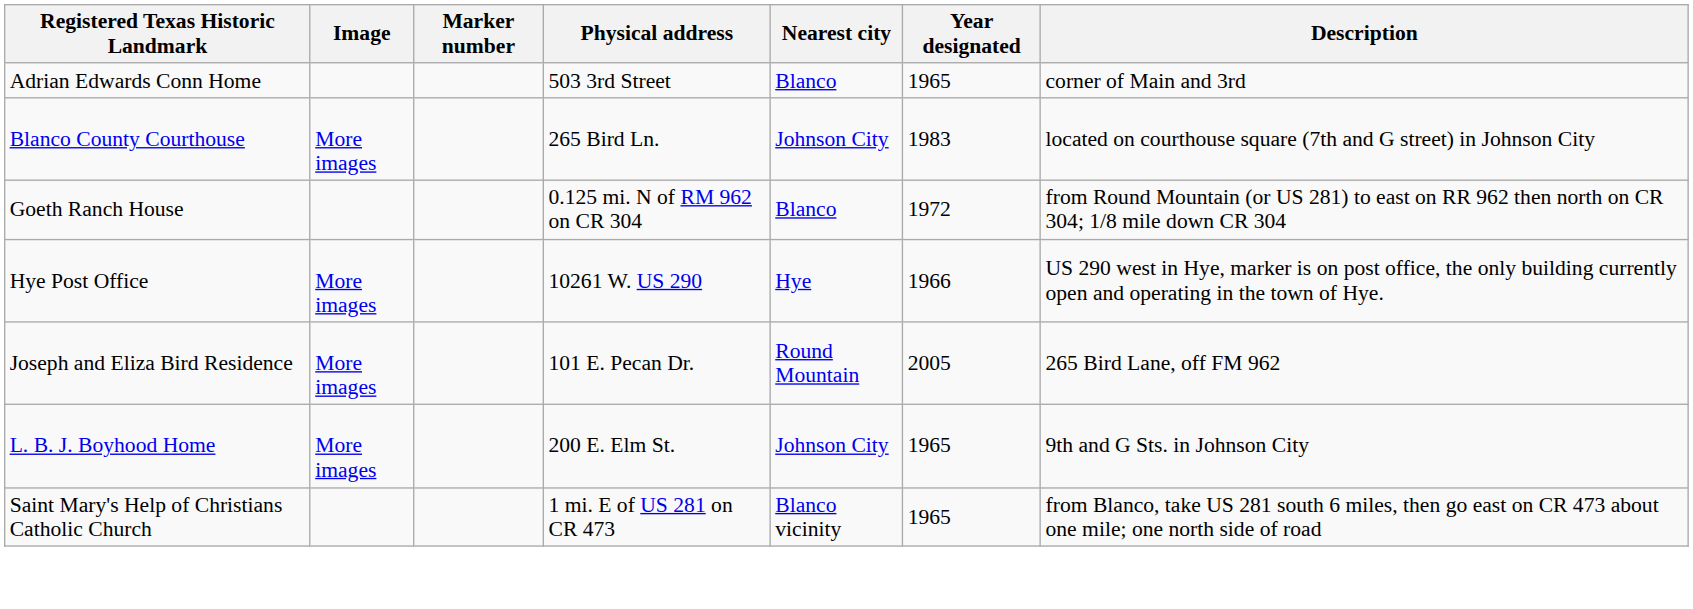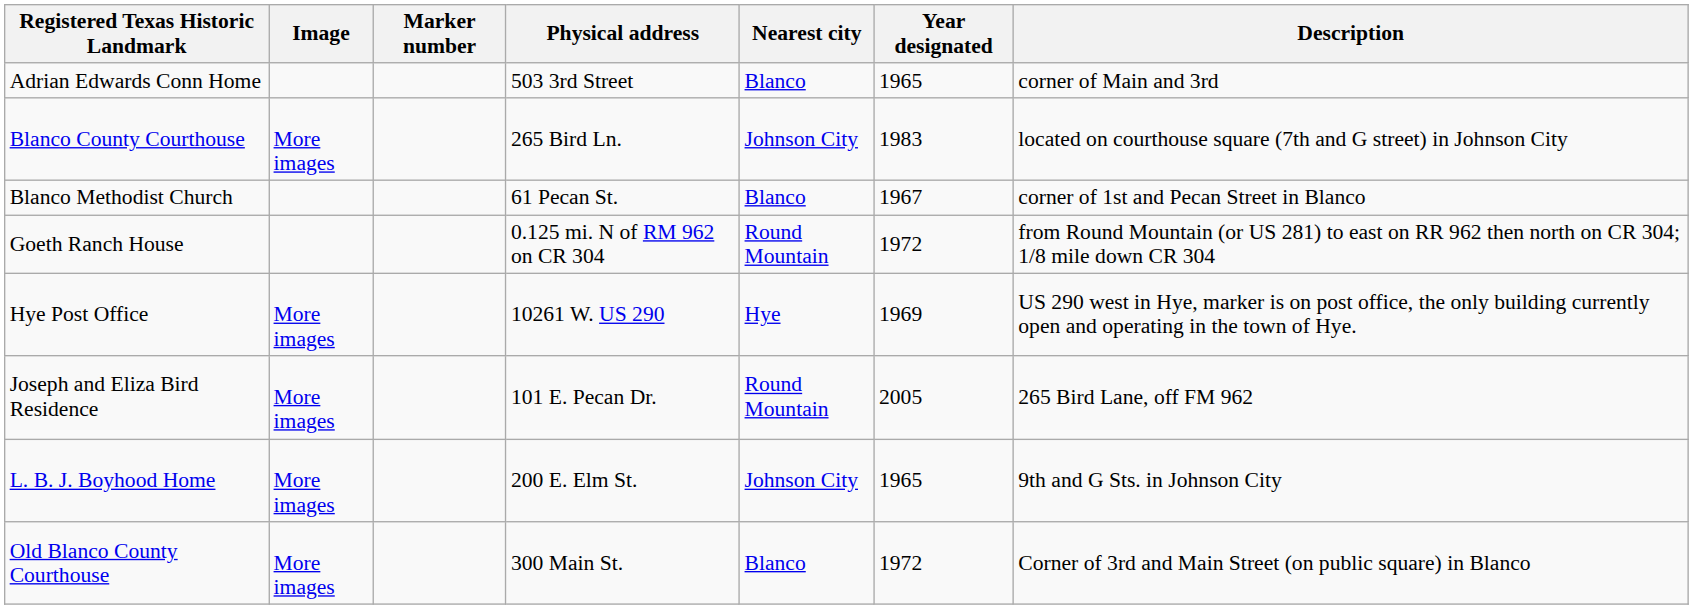+ row: (121, 197)
(806, 209) Blanco -> (787, 243) Round Mountain
(929, 280) 1966 -> (901, 314) 1969
+ row: (94, 562)
- row: (146, 516)
